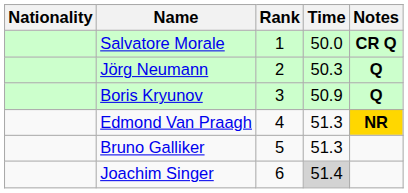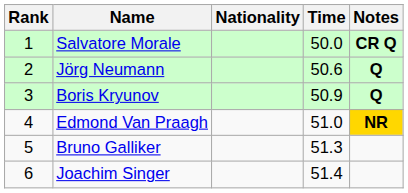columns swapped: (280, 17) <-> (50, 17)
(327, 69) 50.3 -> (327, 69) 50.6
(327, 122) 51.3 -> (327, 122) 51.0
(327, 174) lightgrey background -> (327, 174) no background
